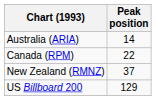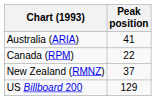(129, 39) 14 -> (129, 39) 41
